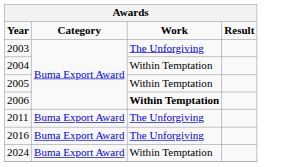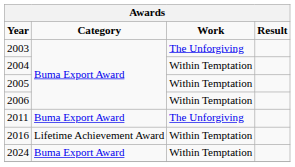(174, 100) bold -> (211, 100) normal
(79, 135) Buma Export Award -> (99, 135) Lifetime Achievement Award
(167, 135) The Unforgiving -> (211, 135) Within Temptation
